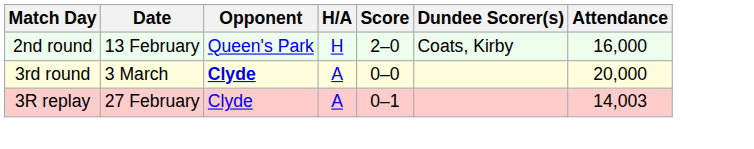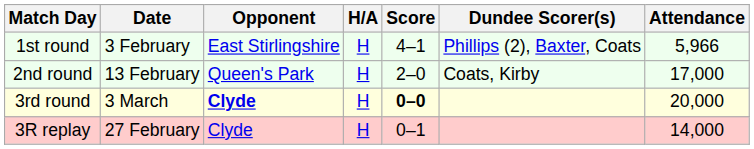+ row: (53, 46)
(620, 46) 16,000 -> (697, 74) 17,000
(337, 74) A -> (363, 102) H
(385, 74) normal -> (411, 102) bold
(337, 102) A -> (363, 130) H
(620, 102) 14,003 -> (697, 130) 14,000
